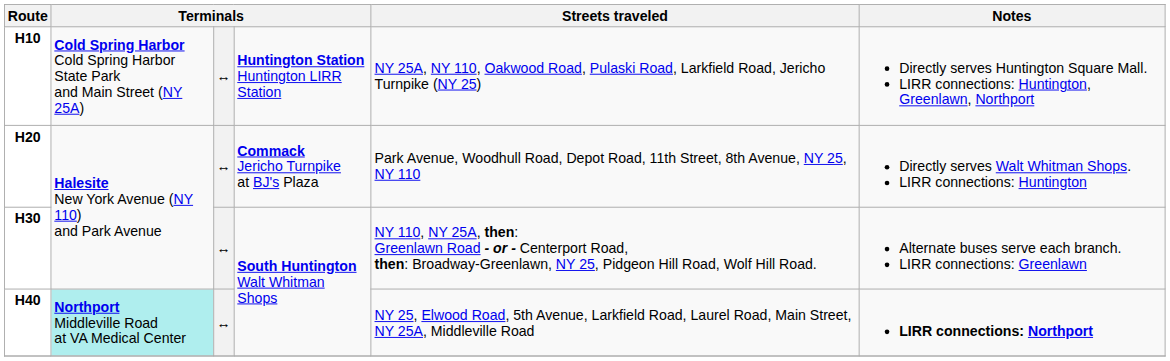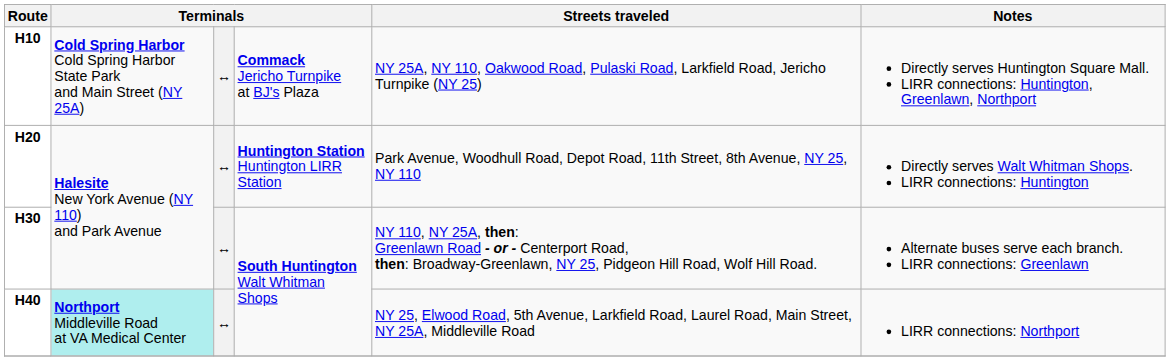(301, 76) Huntington Station Huntington LIRR Station -> (289, 76) Commack Jericho Turnpike at BJ's Plaza
(289, 166) Commack Jericho Turnpike at BJ's Plaza -> (301, 166) Huntington Station Huntington LIRR Station
(1012, 331) bold -> (1013, 331) normal
